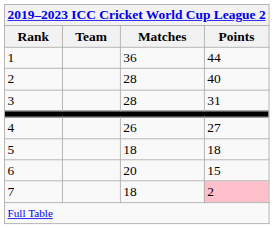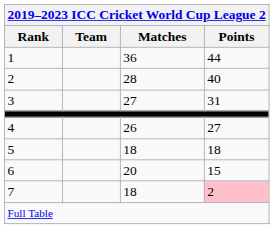(130, 100) 28 -> (130, 100) 27
